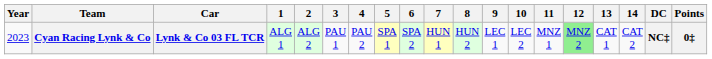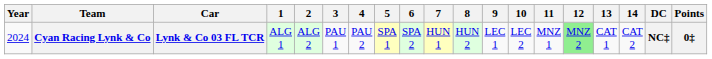(18, 37) 2023 -> (18, 37) 2024
